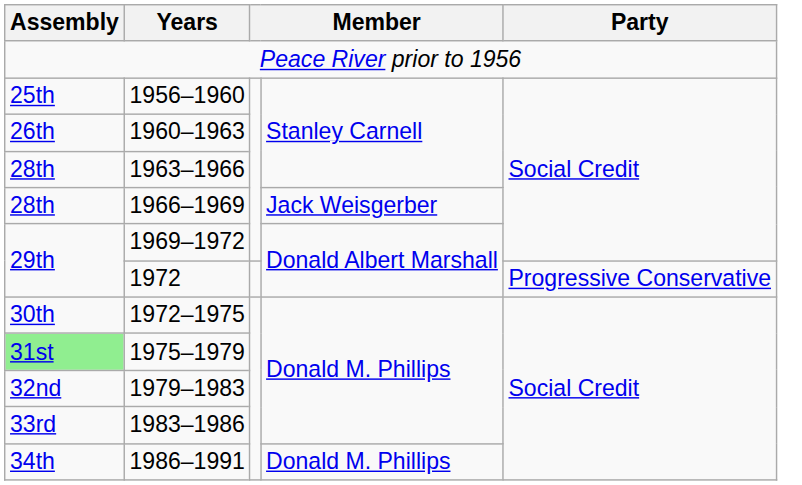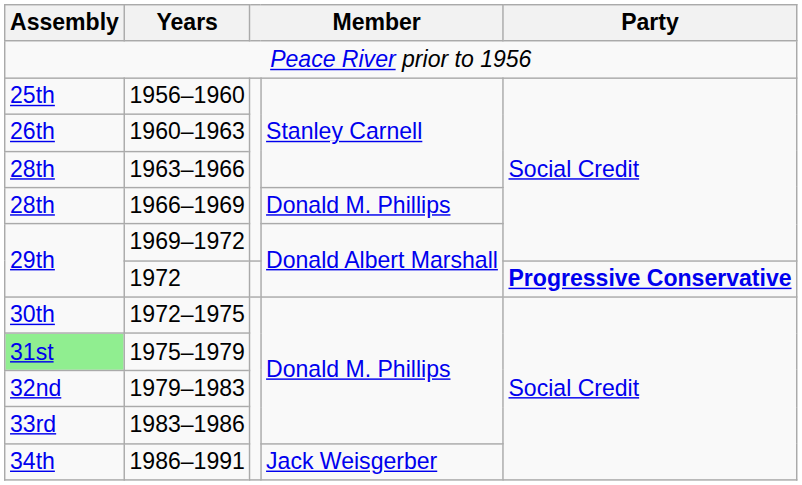(352, 205) Jack Weisgerber -> (358, 205) Donald M. Phillips
(640, 278) normal -> (650, 278) bold
(358, 461) Donald M. Phillips -> (352, 461) Jack Weisgerber
